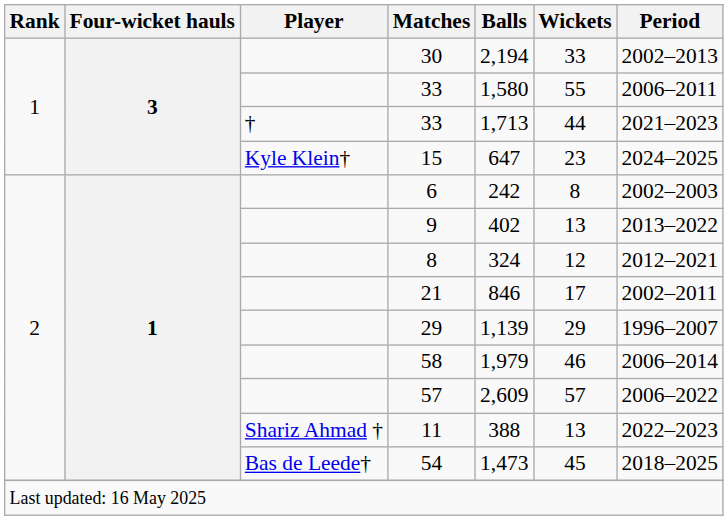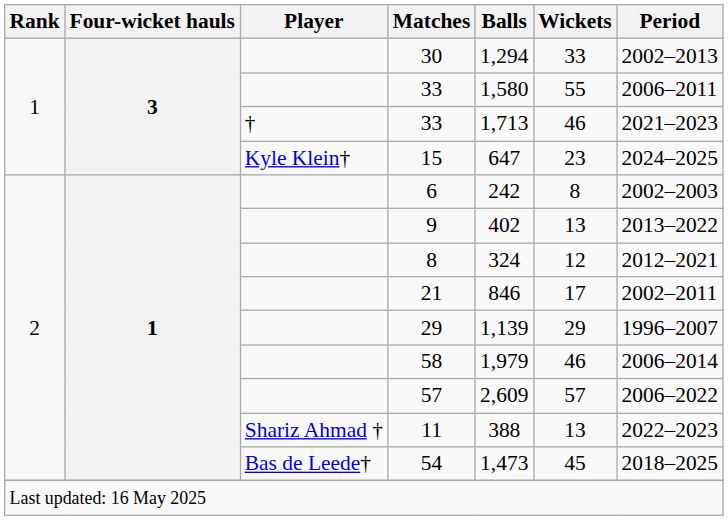(504, 55) 2,194 -> (504, 55) 1,294
(575, 123) 44 -> (575, 123) 46
